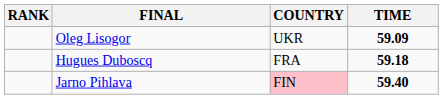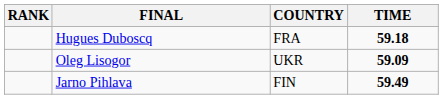rows swapped: (93, 37) <-> (104, 60)
(285, 82) pink background -> (285, 82) no background
(393, 82) 59.40 -> (393, 82) 59.49
